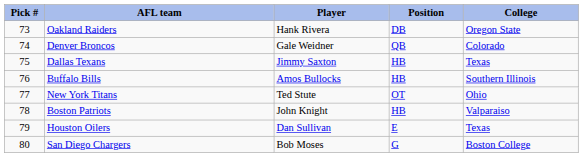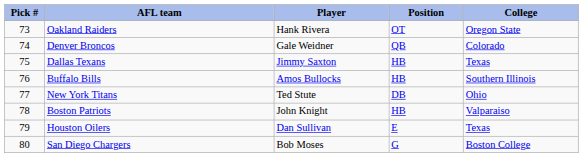(398, 29) DB -> (398, 29) OT
(398, 95) OT -> (398, 95) DB
